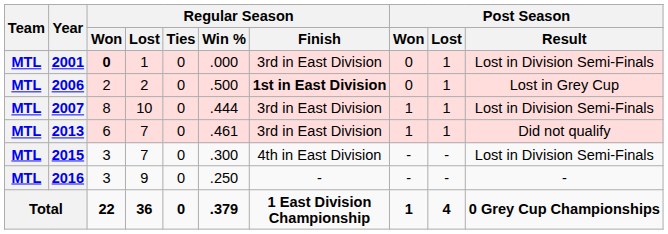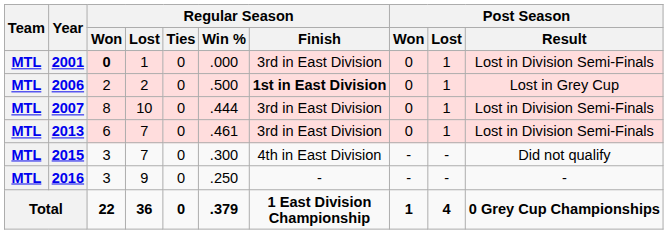(409, 109) 1 -> (409, 109) 0
(409, 132) 1 -> (409, 132) 0
(564, 132) Did not qualify -> (564, 132) Lost in Division Semi-Finals
(564, 155) Lost in Division Semi-Finals -> (564, 155) Did not qualify
